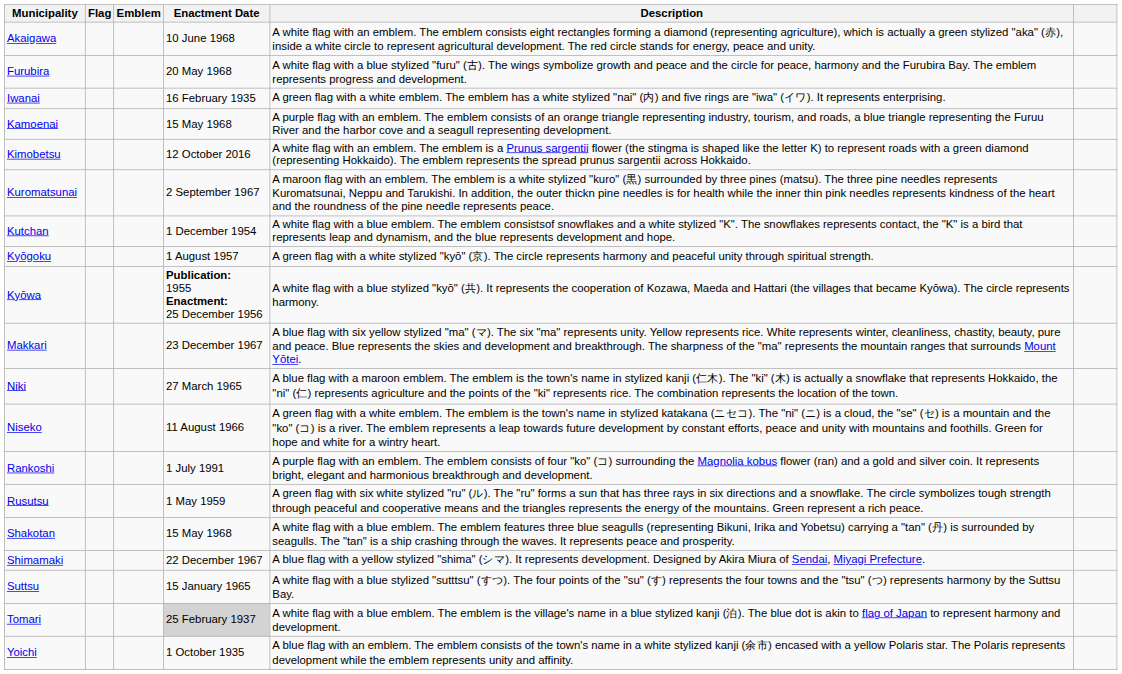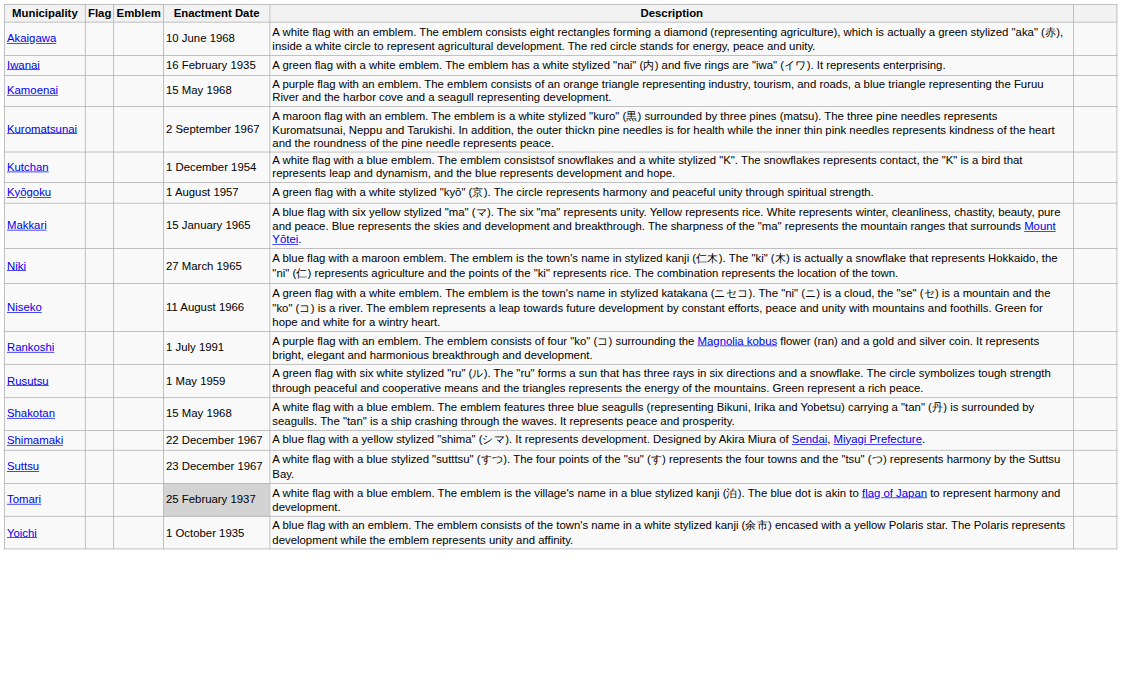- row: (28, 71)
- row: (34, 154)
- row: (24, 294)
(214, 345) 23 December 1967 -> (208, 225) 15 January 1965
(208, 587) 15 January 1965 -> (214, 467) 23 December 1967
